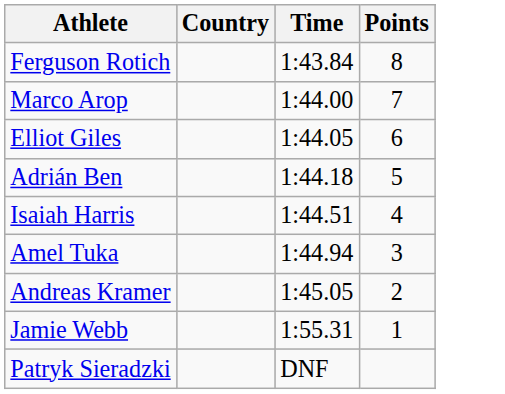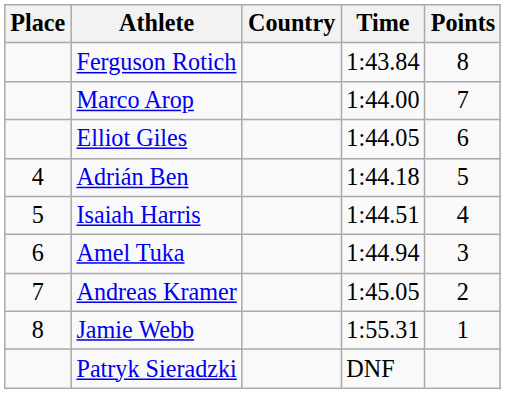+ column: (38, 23)
